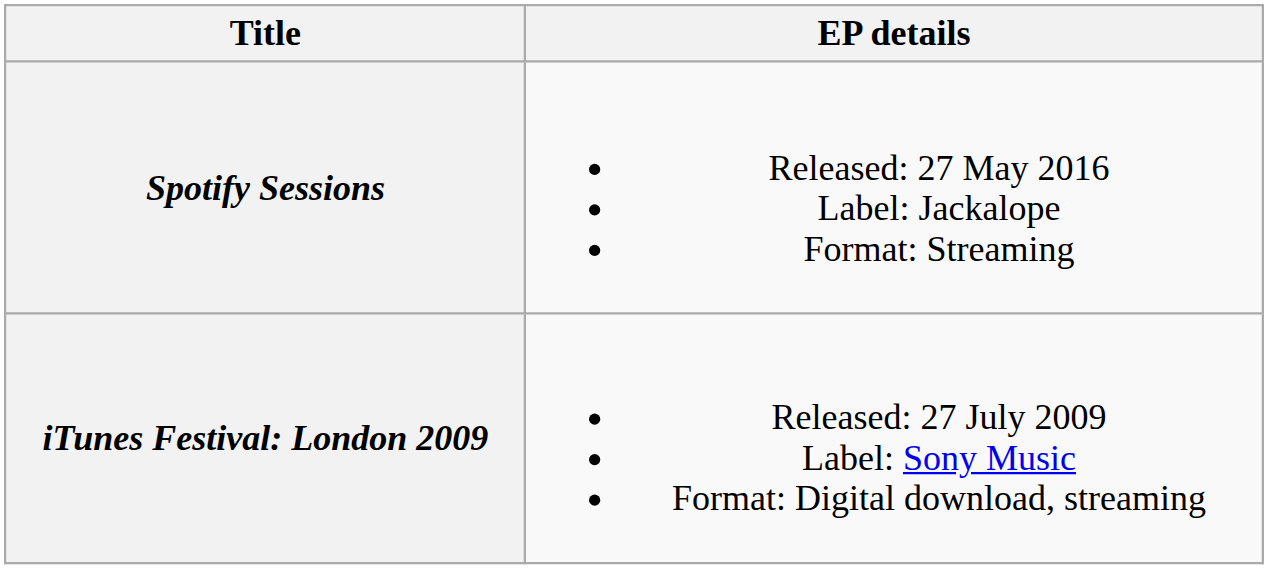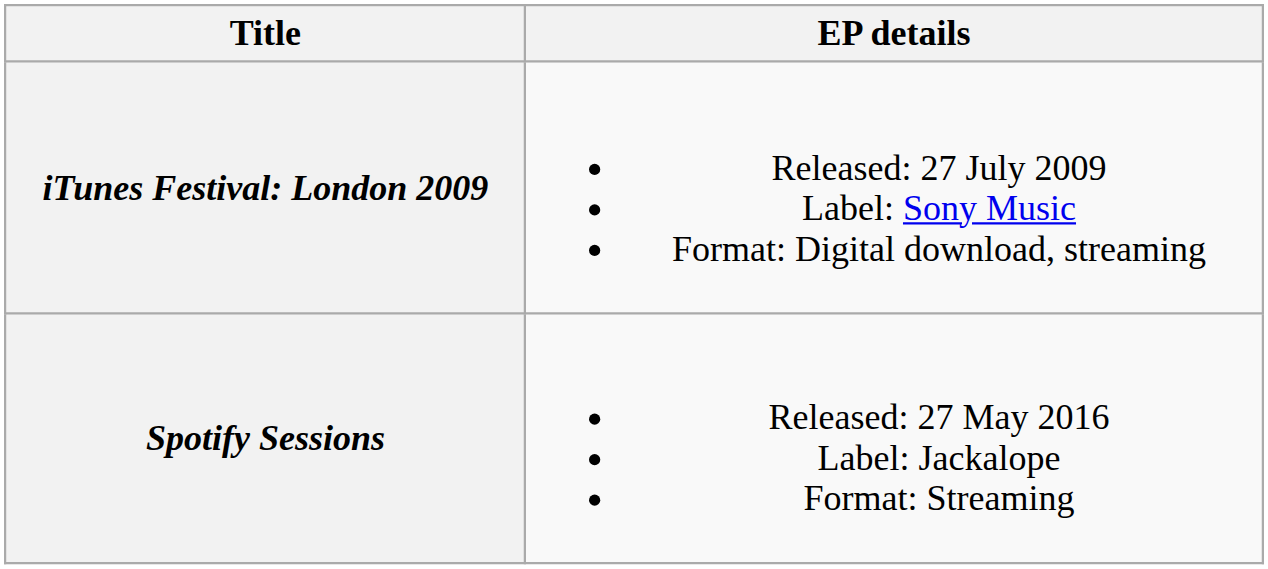rows swapped: (265, 437) <-> (265, 186)
